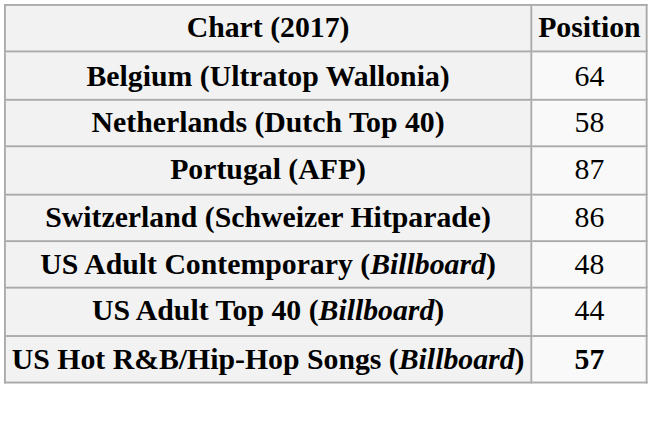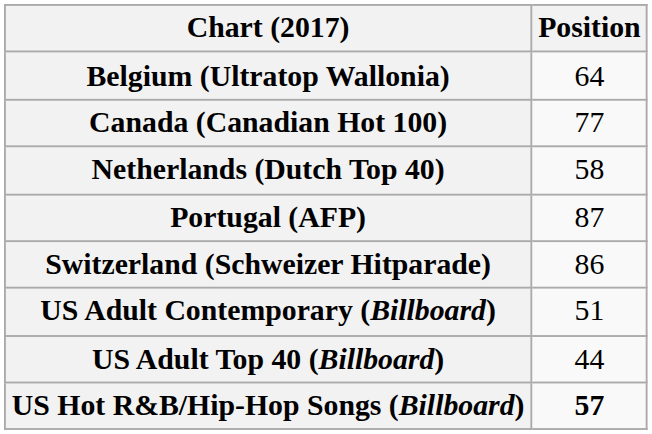+ row: (268, 122)
(589, 264) 48 -> (589, 311) 51
